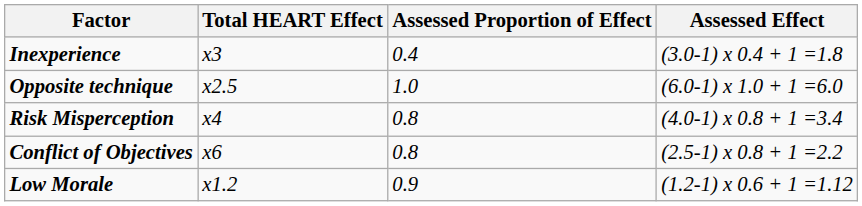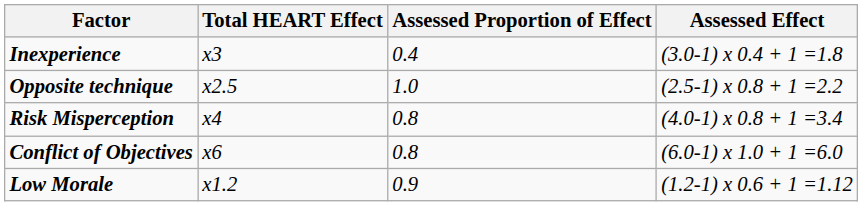(752, 86) (6.0-1) x 1.0 + 1 =6.0 -> (752, 86) (2.5-1) x 0.8 + 1 =2.2
(752, 151) (2.5-1) x 0.8 + 1 =2.2 -> (752, 151) (6.0-1) x 1.0 + 1 =6.0
